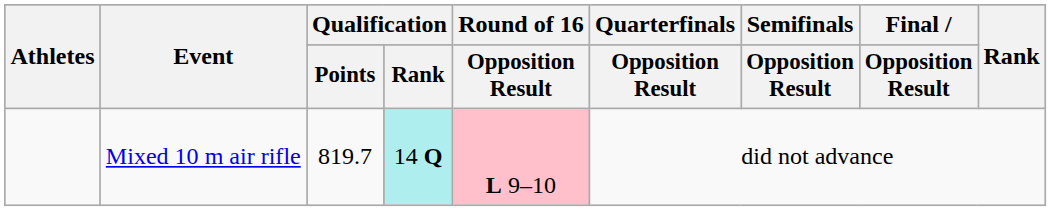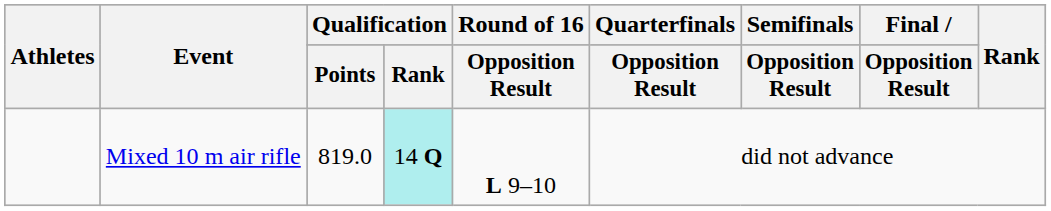(345, 157) 819.7 -> (345, 157) 819.0
(521, 185) pink background -> (521, 185) no background
